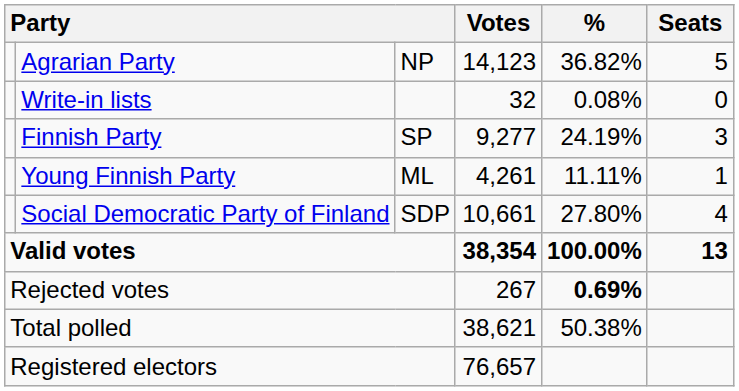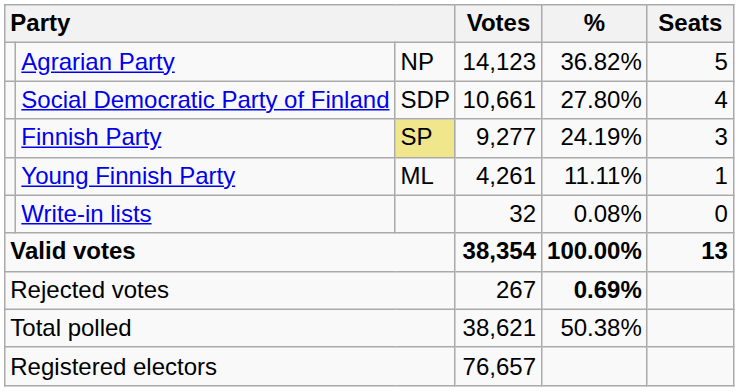rows swapped: (205, 213) <-> (86, 99)
(417, 137) no background -> (417, 137) khaki background
